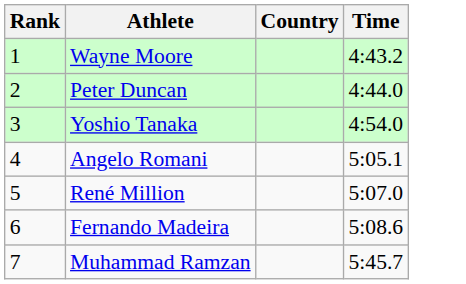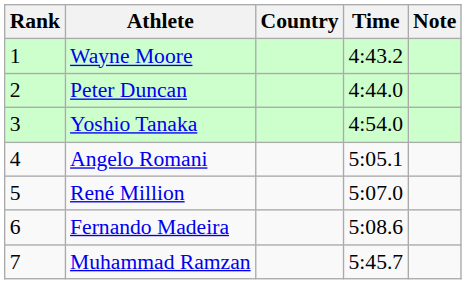+ column: (435, 21)
